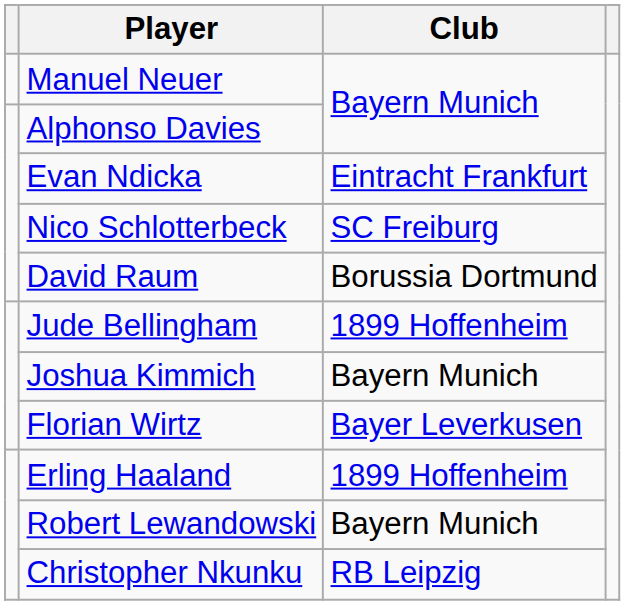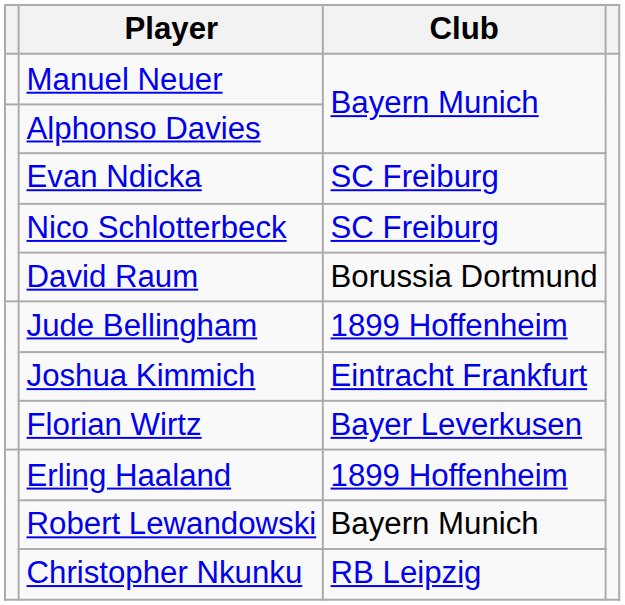(459, 177) Eintracht Frankfurt -> (415, 177) SC Freiburg
(435, 375) Bayern Munich -> (459, 375) Eintracht Frankfurt
